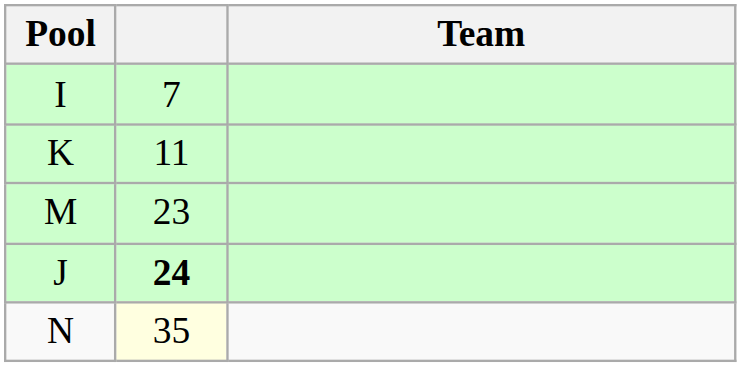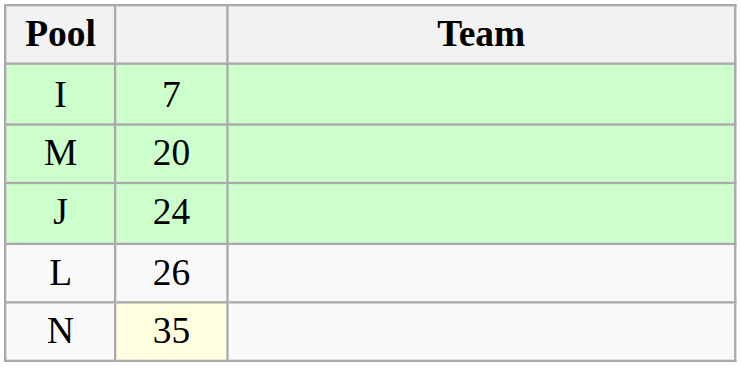- row: (61, 152)
(171, 212) 23 -> (171, 152) 20
(171, 271) bold -> (171, 212) normal
+ row: (61, 271)
